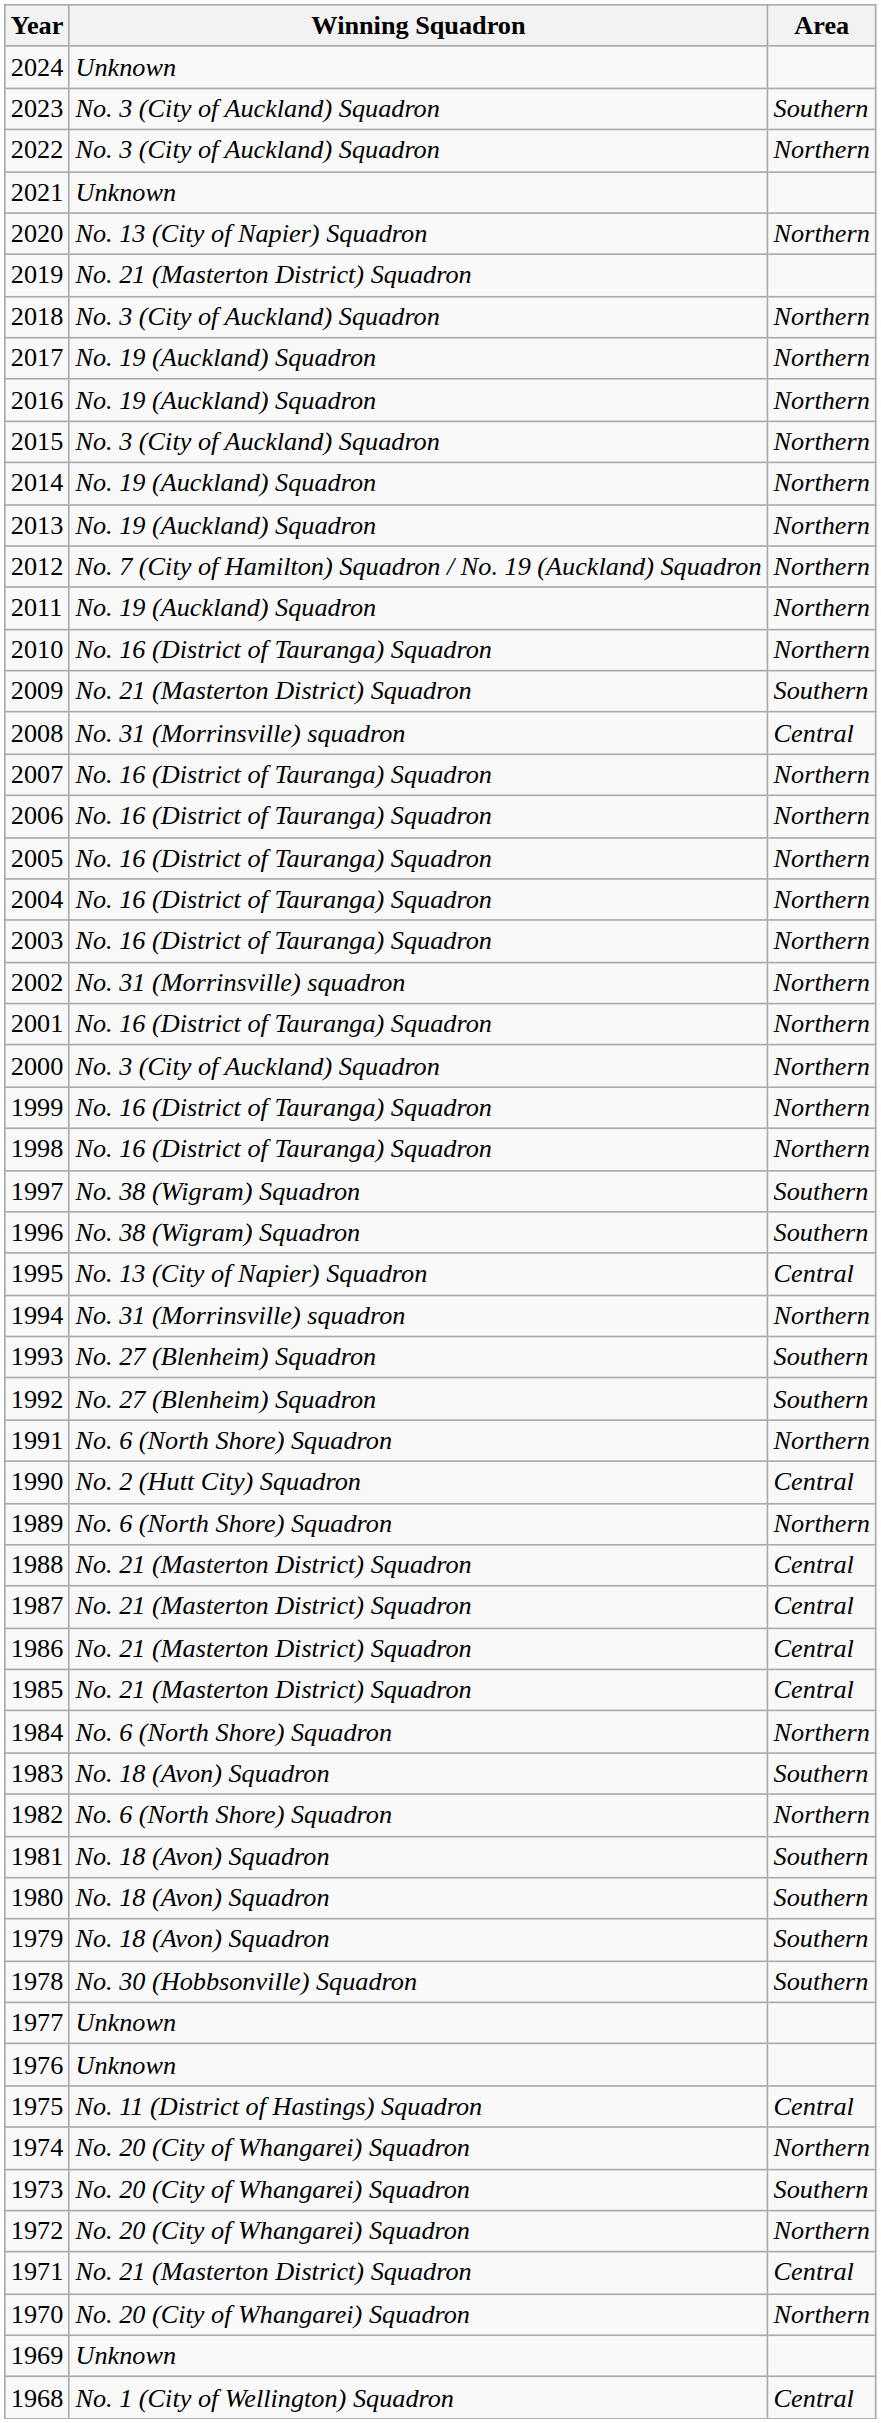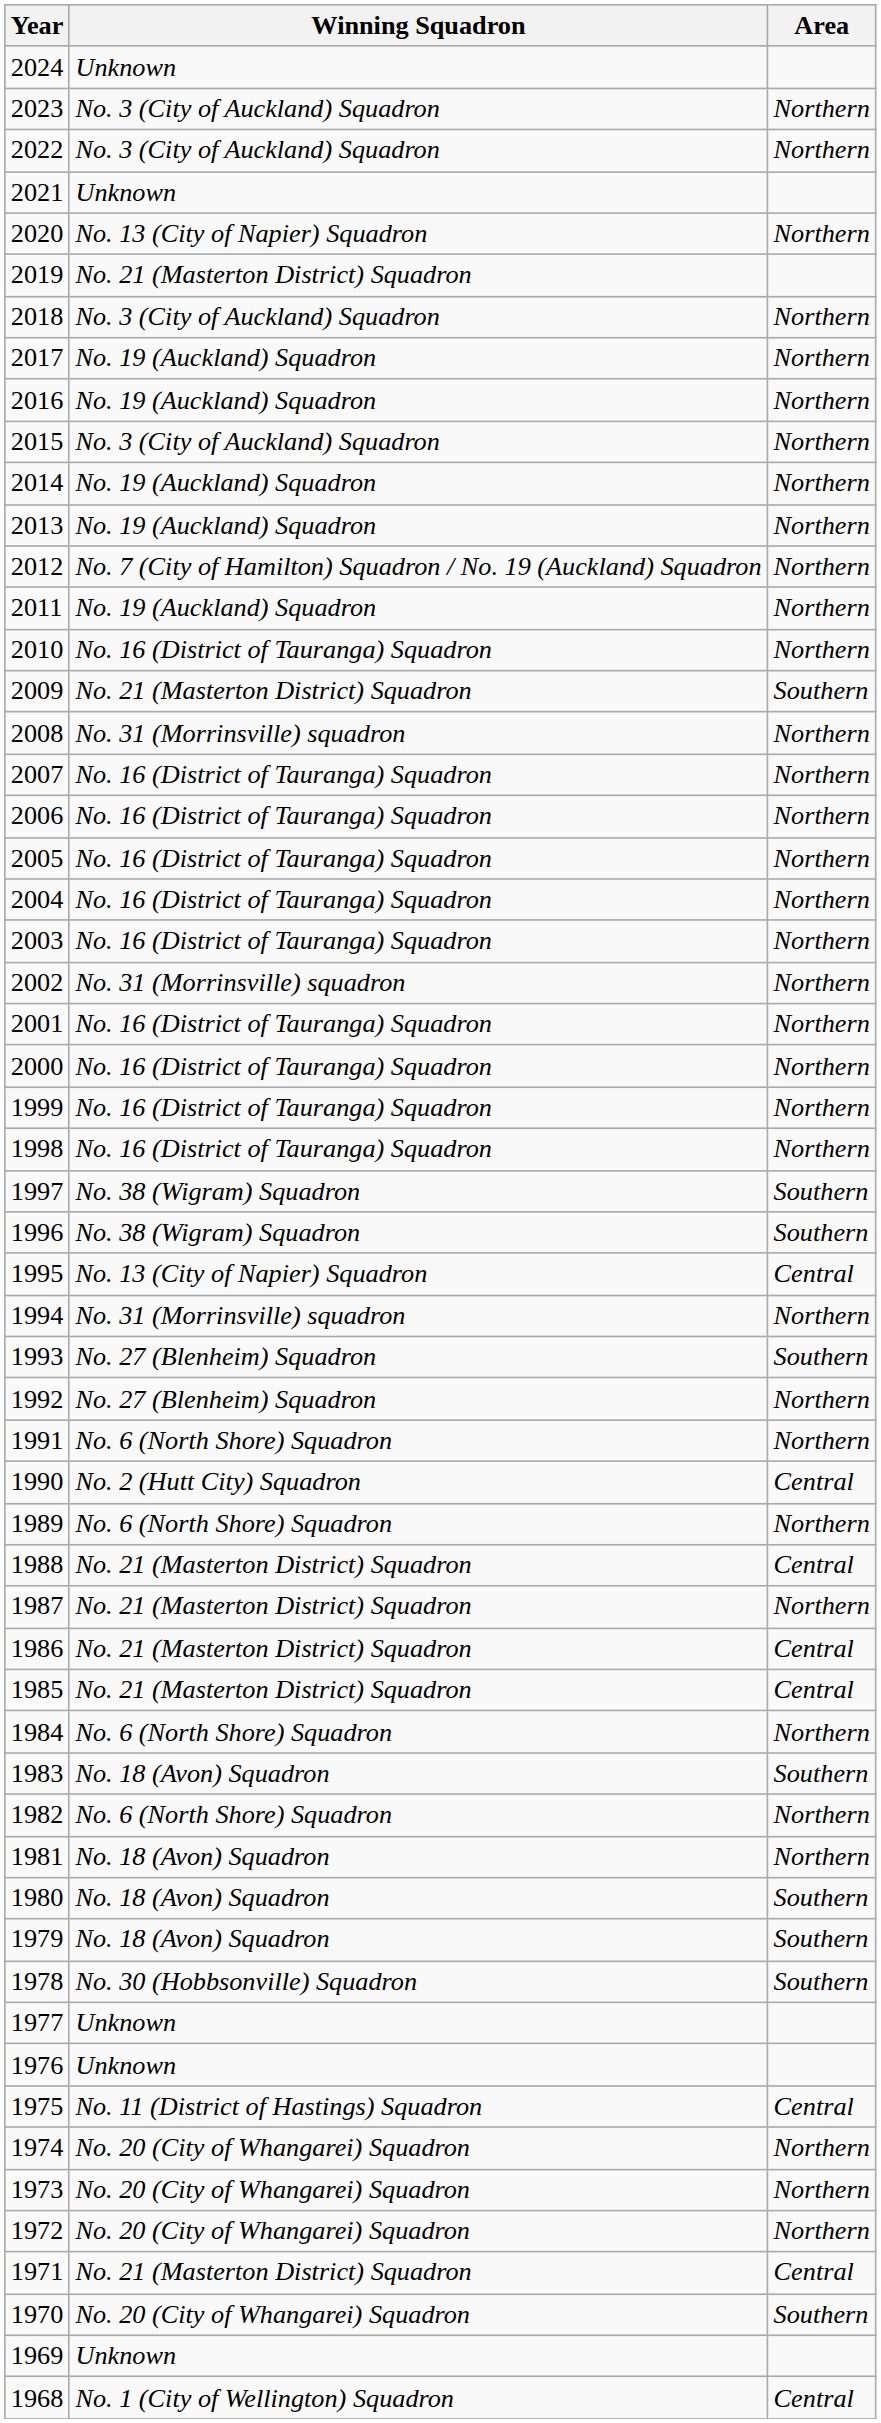(821, 108) Southern -> (822, 108) Northern
(814, 732) Central -> (822, 732) Northern
(258, 1065) No. 3 (City of Auckland) Squadron -> (284, 1065) No. 16 (District of Tauranga) Squadron
(821, 1398) Southern -> (822, 1398) Northern
(814, 1606) Central -> (822, 1606) Northern
(821, 1856) Southern -> (822, 1856) Northern
(821, 2189) Southern -> (822, 2189) Northern
(822, 2314) Northern -> (821, 2314) Southern
